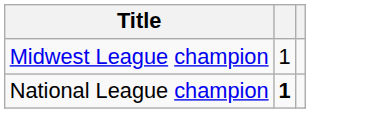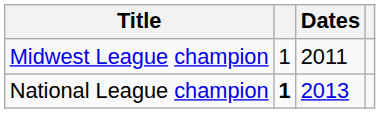+ column: (330, 21)
